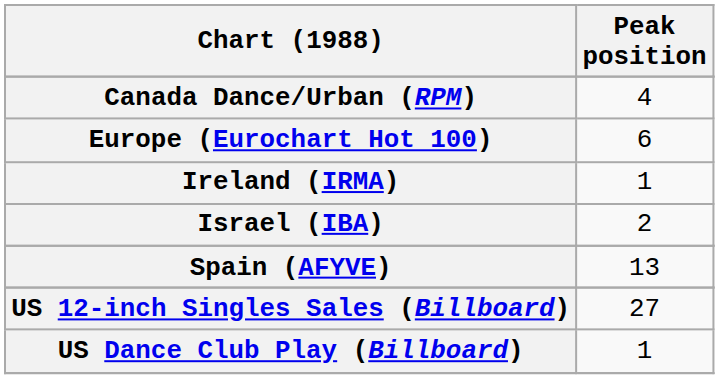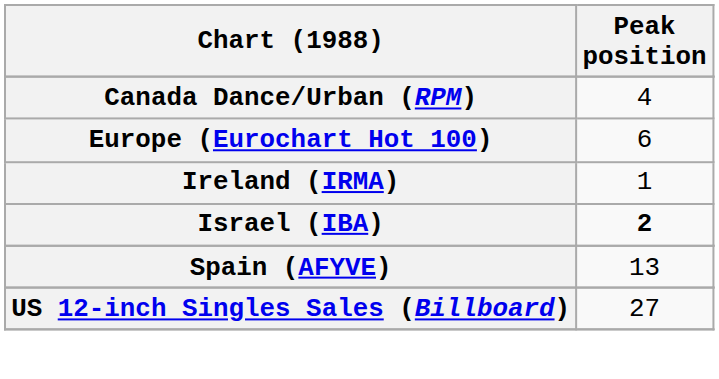(645, 225) normal -> (645, 225) bold
- row: (291, 351)
